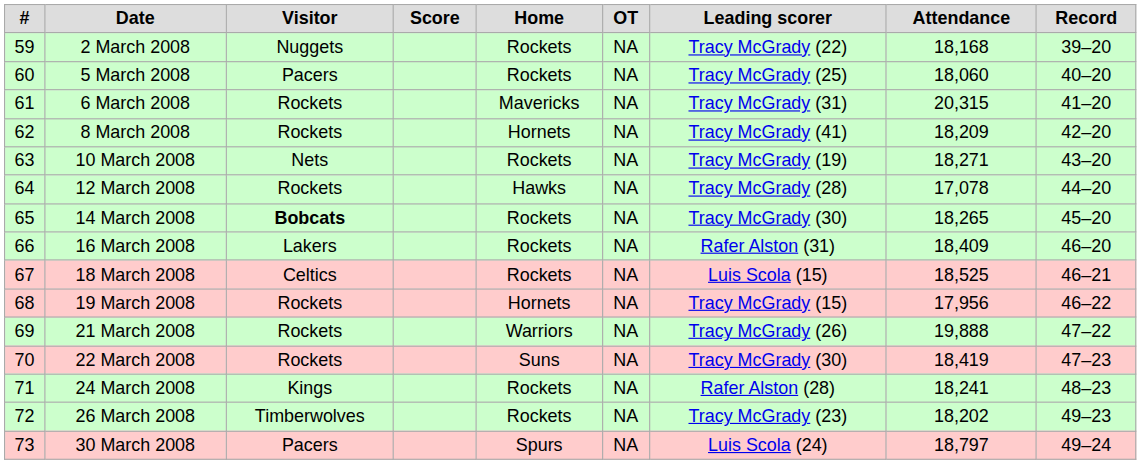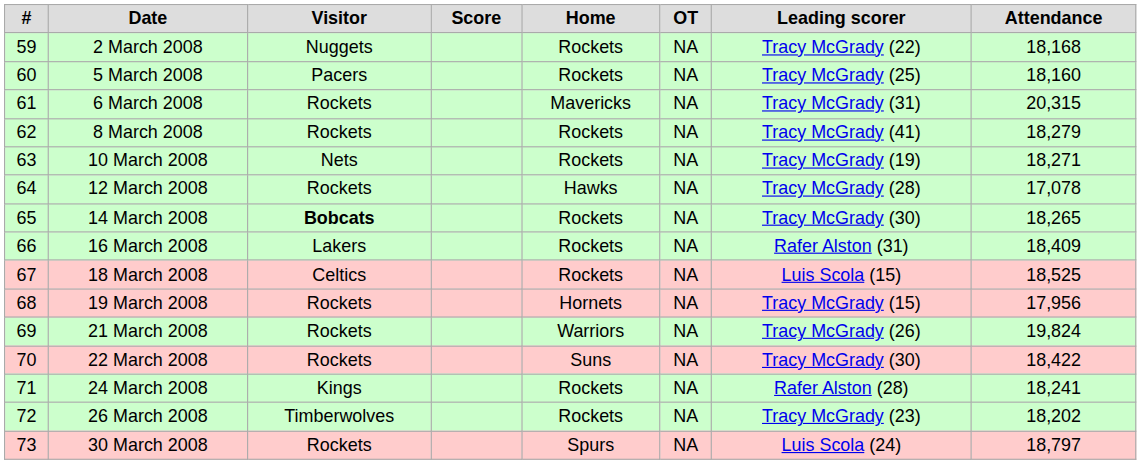- column: (1086, 18)
(961, 75) 18,060 -> (1054, 75) 18,160
(539, 132) Hornets -> (591, 132) Rockets
(961, 132) 18,209 -> (1054, 132) 18,279
(961, 331) 19,888 -> (1054, 331) 19,824
(961, 359) 18,419 -> (1054, 359) 18,422
(310, 445) Pacers -> (339, 445) Rockets
